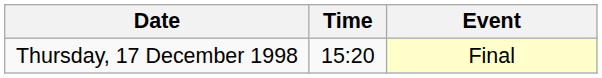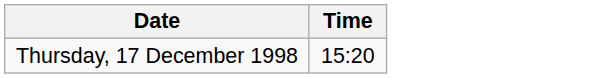- column: (492, 21)
